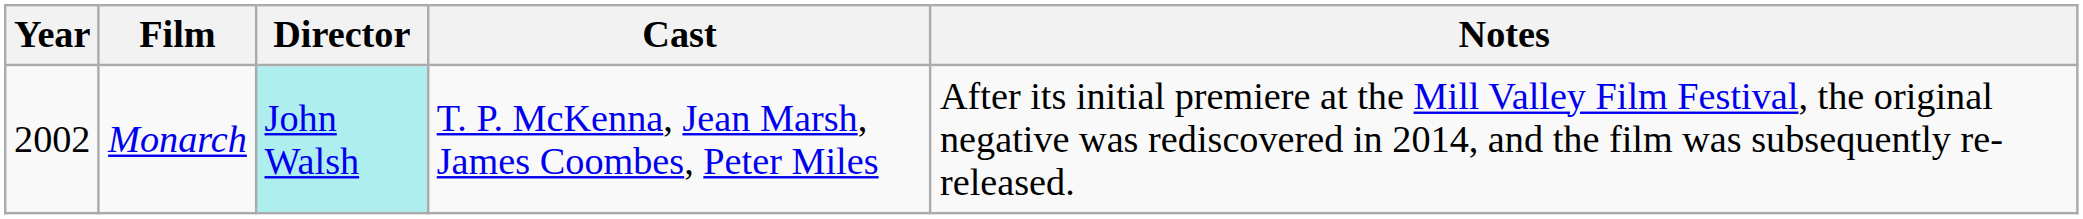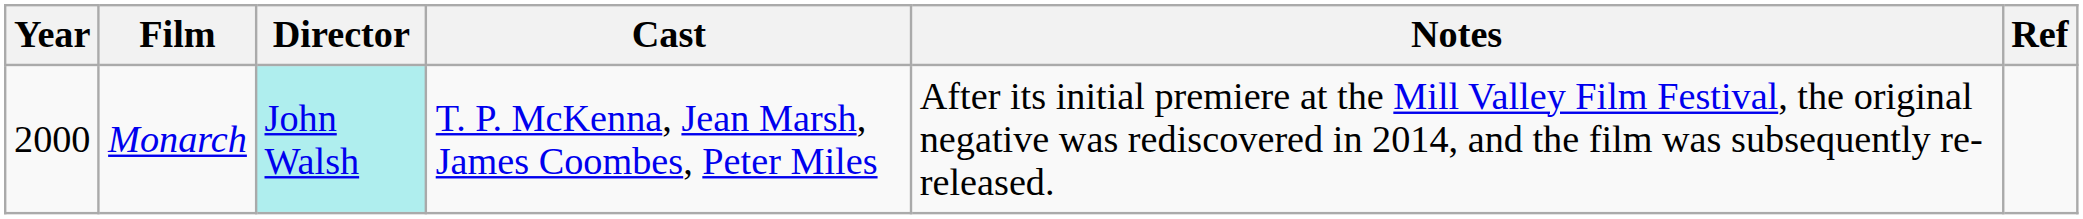+ column: (2040, 34)
(52, 138) 2002 -> (52, 138) 2000
